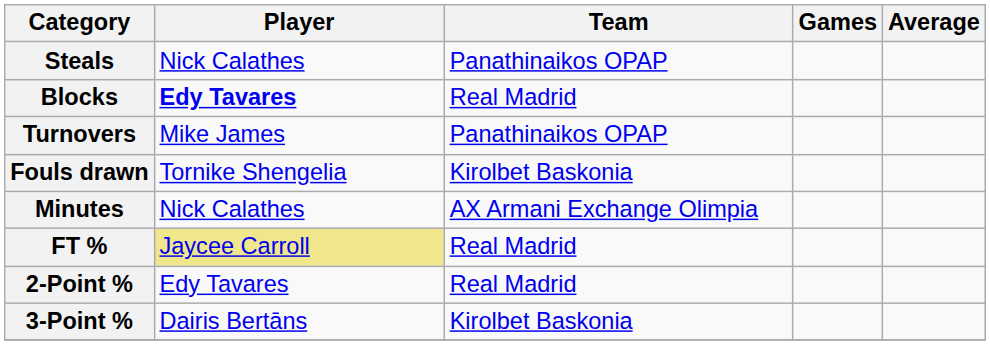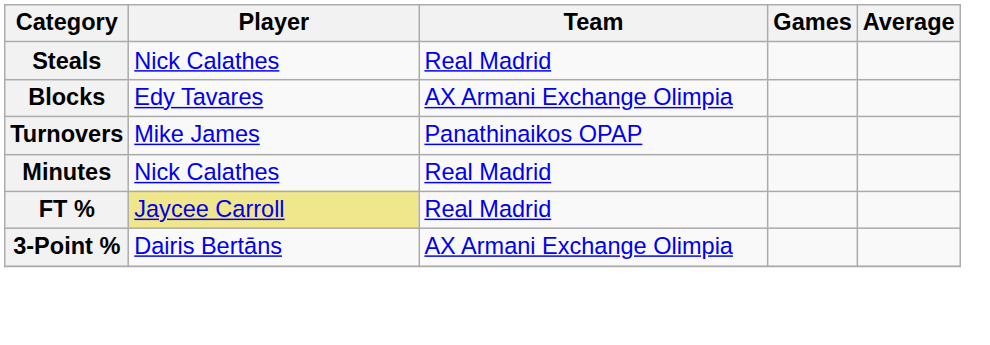(559, 60) Panathinaikos OPAP -> (488, 60) Real Madrid
(228, 97) bold -> (199, 97) normal
(513, 97) Real Madrid -> (579, 97) AX Armani Exchange Olimpia
- row: (79, 172)
(604, 209) AX Armani Exchange Olimpia -> (488, 172) Real Madrid
- row: (79, 284)
(541, 321) Kirolbet Baskonia -> (579, 246) AX Armani Exchange Olimpia
